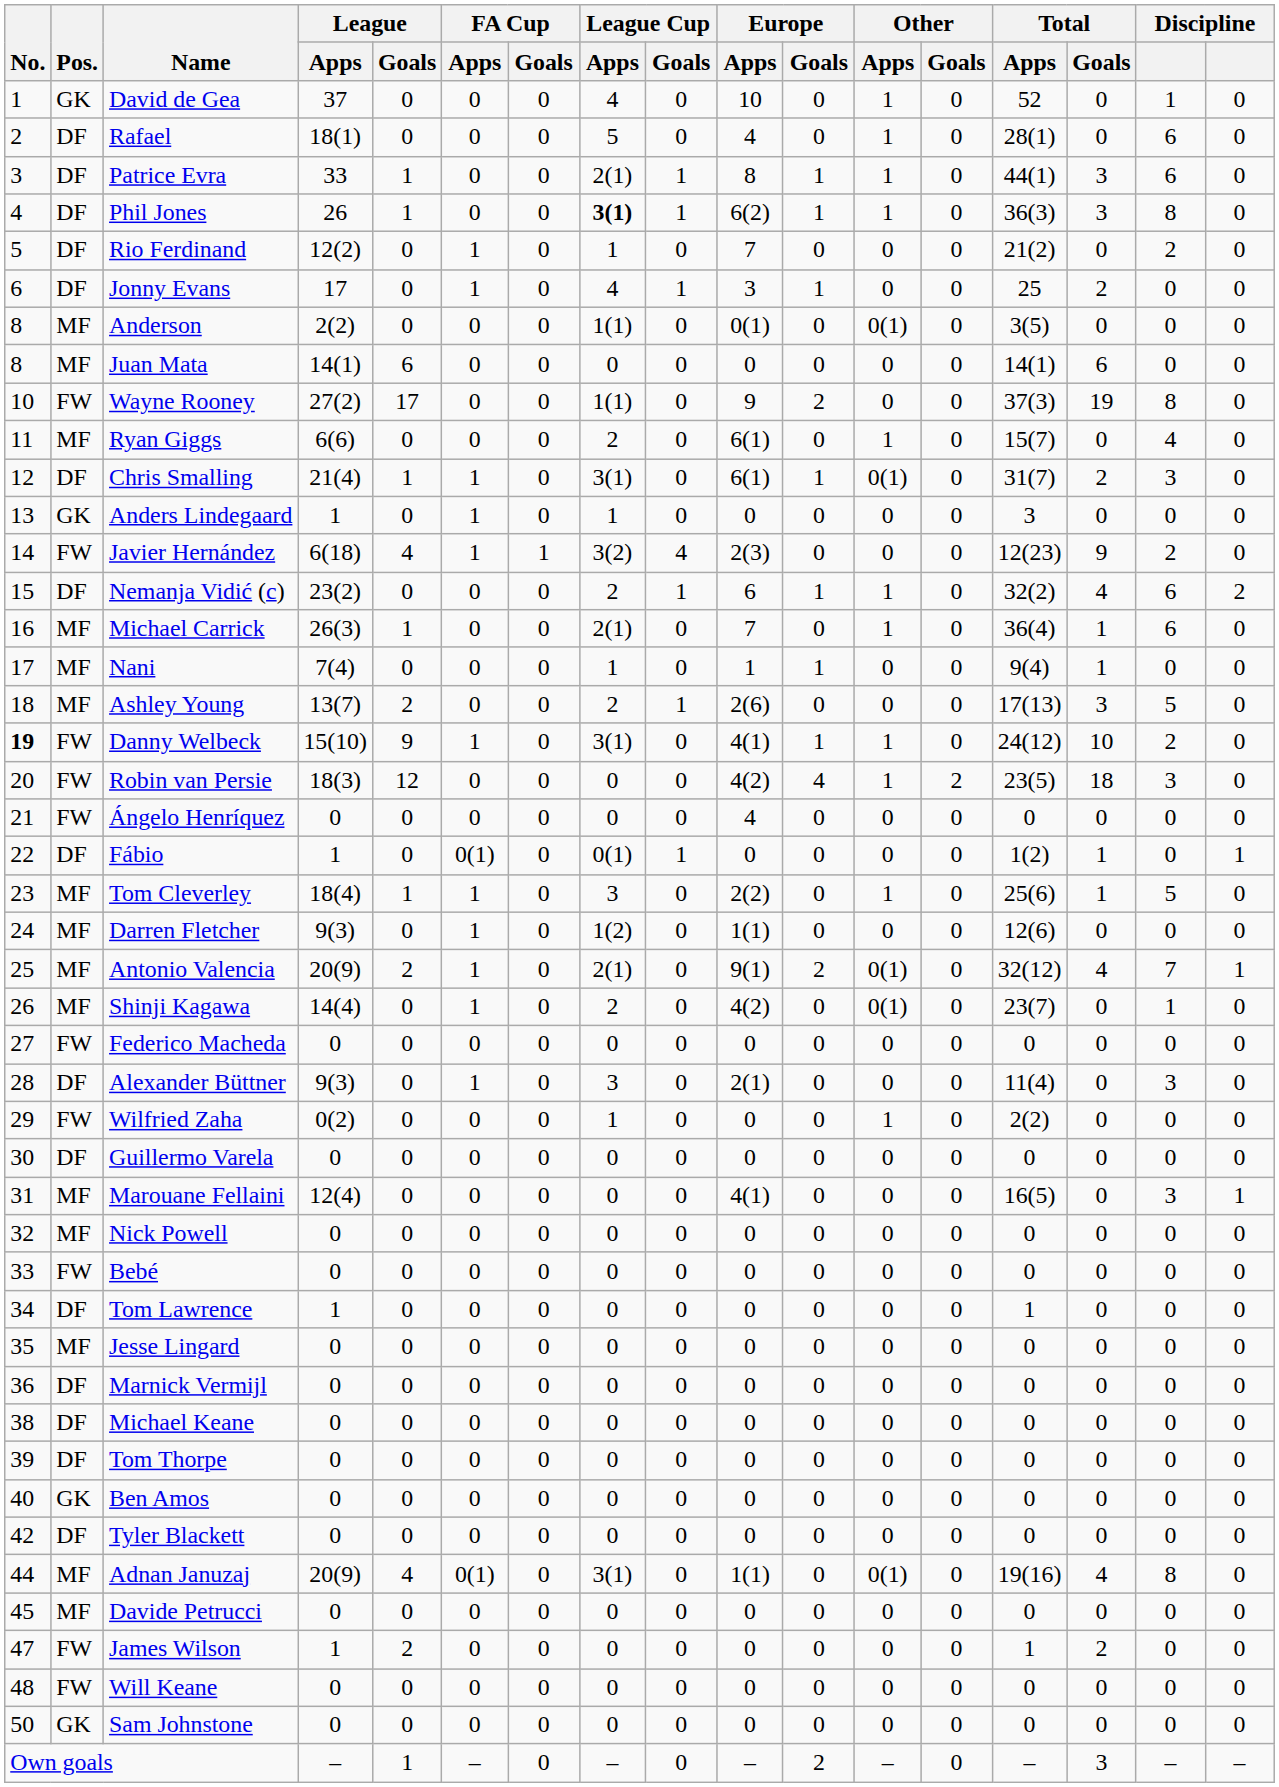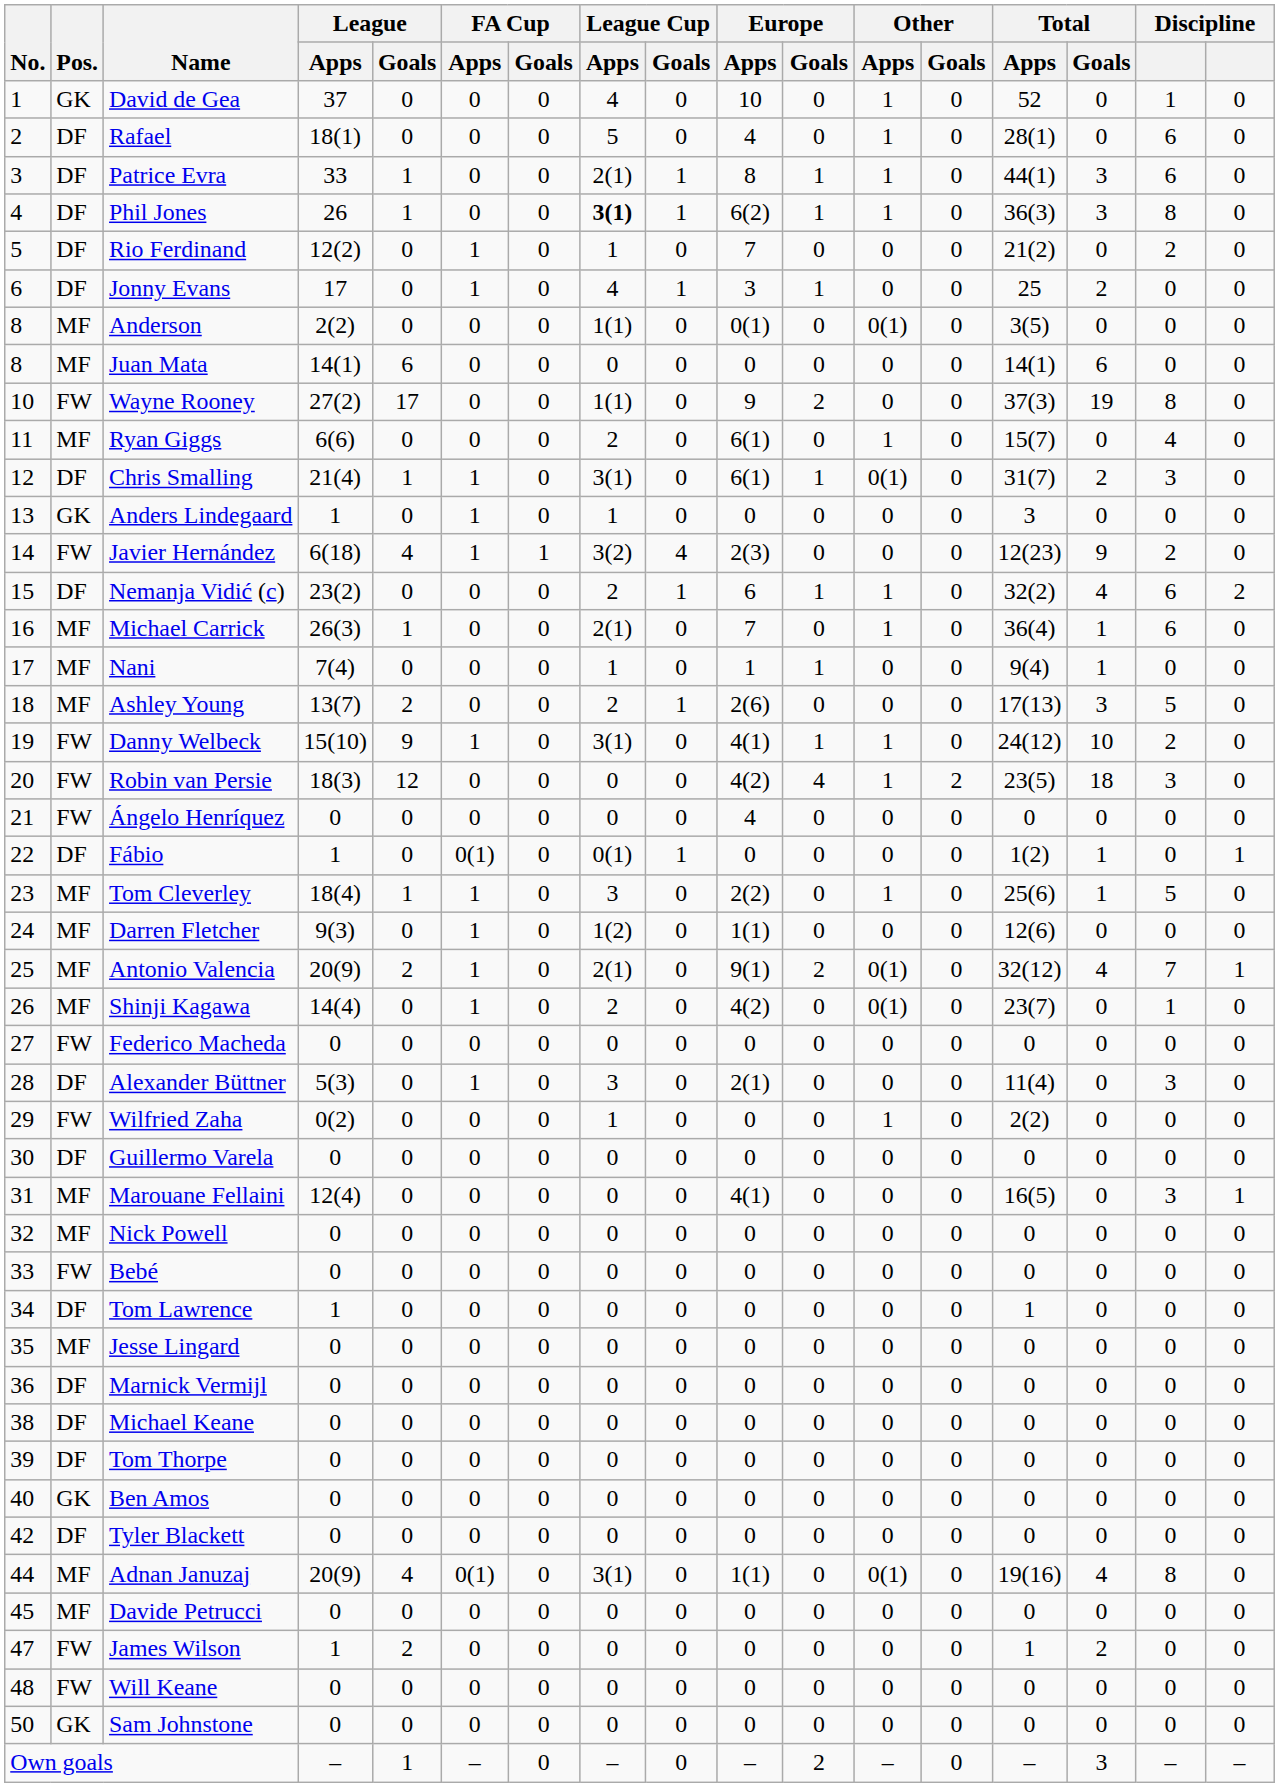(22, 741) bold -> (22, 741) normal
(335, 1082) 9(3) -> (335, 1082) 5(3)
